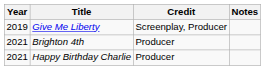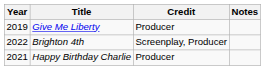(181, 27) Screenplay, Producer -> (155, 27) Producer
(17, 42) 2021 -> (17, 42) 2022
(155, 42) Producer -> (181, 42) Screenplay, Producer
